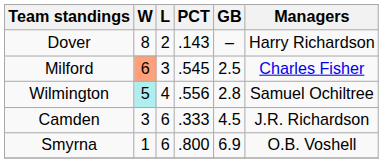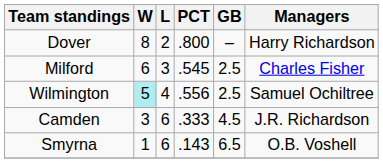(194, 42) .143 -> (194, 42) .800
(145, 68) lightsalmon background -> (145, 68) no background
(229, 94) 2.8 -> (229, 94) 2.5
(194, 145) .800 -> (194, 145) .143
(229, 145) 6.9 -> (229, 145) 6.5
